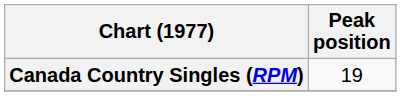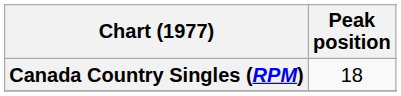(352, 74) 19 -> (352, 74) 18
